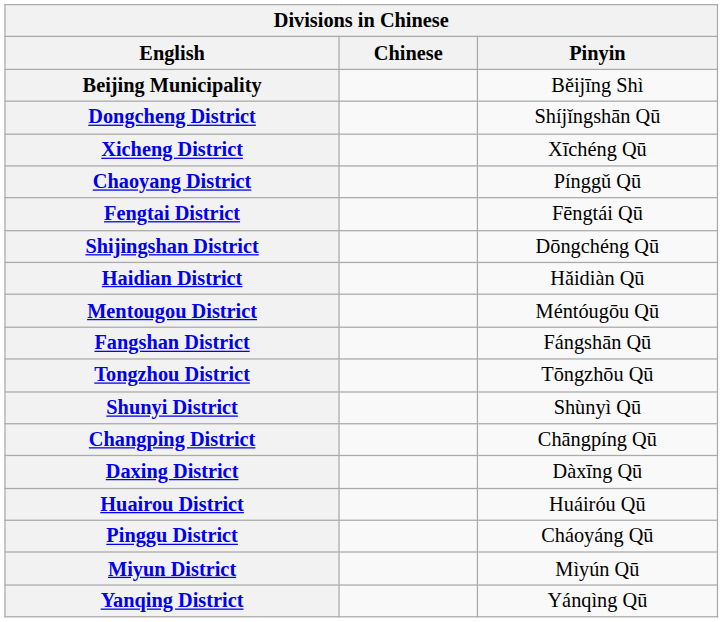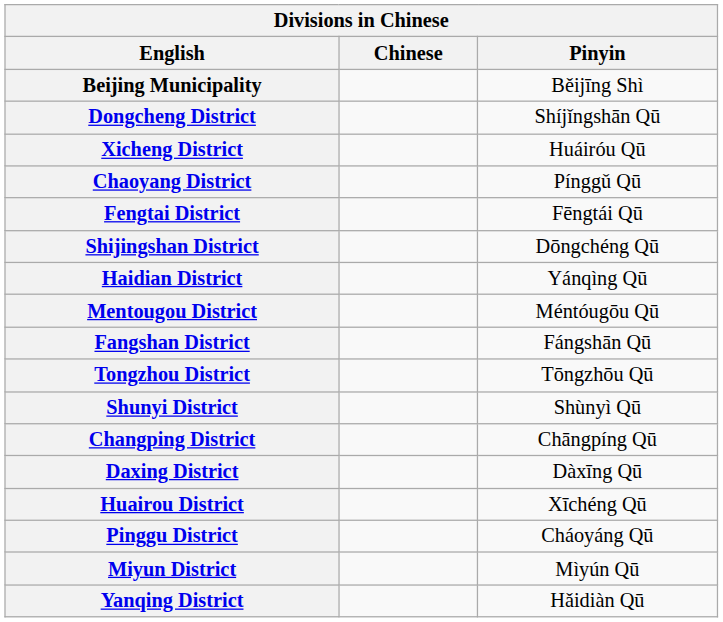(597, 149) Xīchéng Qū -> (597, 149) Huáiróu Qū
(597, 278) Hǎidiàn Qū -> (597, 278) Yánqìng Qū
(597, 504) Huáiróu Qū -> (597, 504) Xīchéng Qū
(597, 600) Yánqìng Qū -> (597, 600) Hǎidiàn Qū
